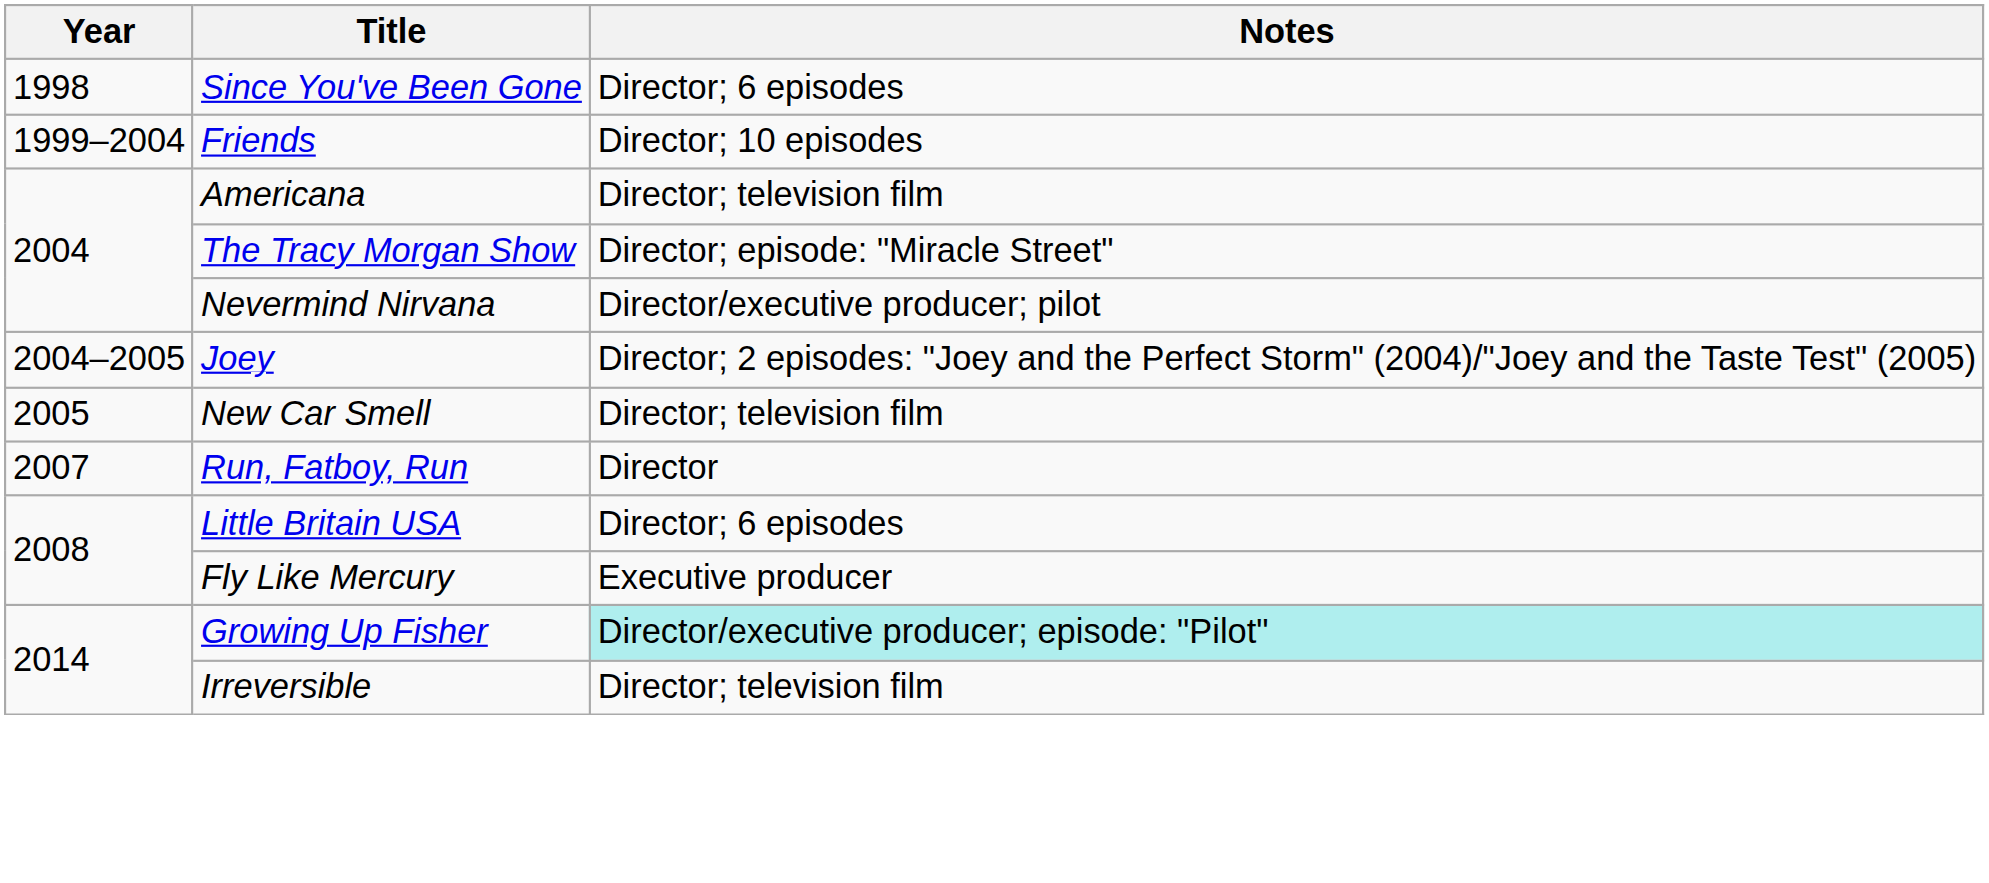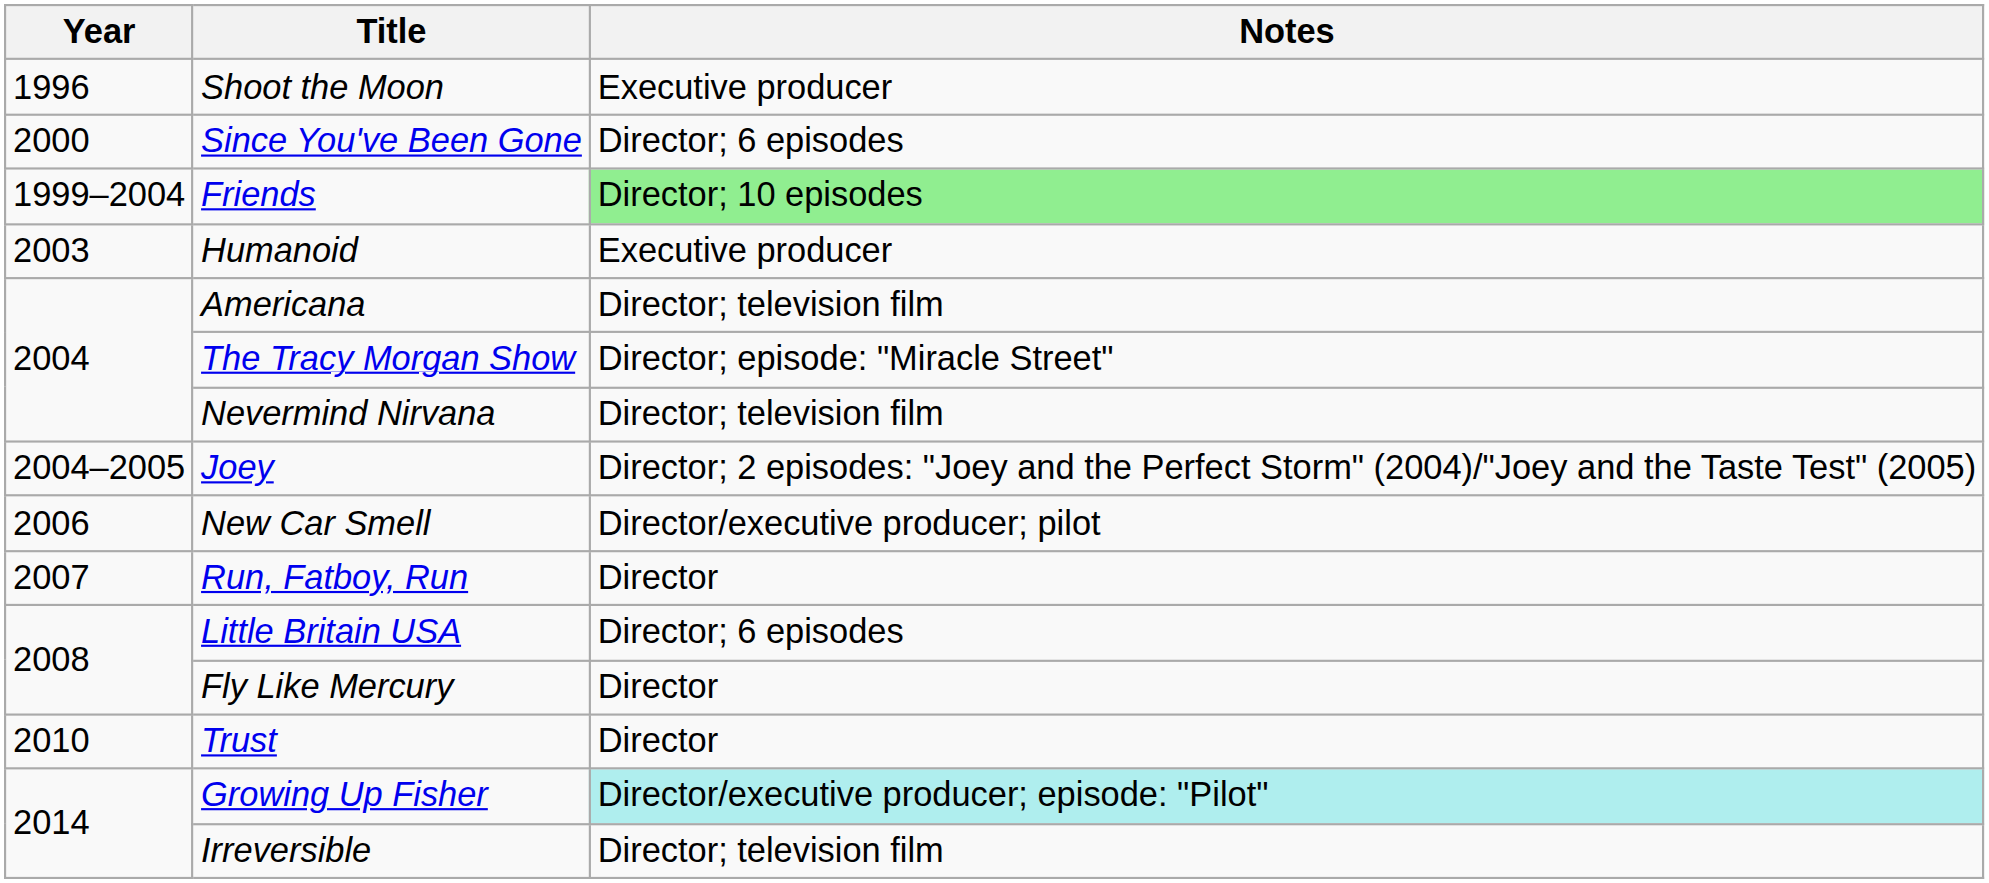+ row: (323, 86)
(51, 86) 1998 -> (51, 140) 2000
(760, 140) no background -> (760, 195) lightgreen background
+ row: (279, 250)
(849, 304) Director/executive producer; pilot -> (771, 413) Director; television film
(51, 413) 2005 -> (51, 522) 2006
(771, 413) Director; television film -> (849, 522) Director/executive producer; pilot
(745, 577) Executive producer -> (658, 686) Director
+ row: (239, 741)
